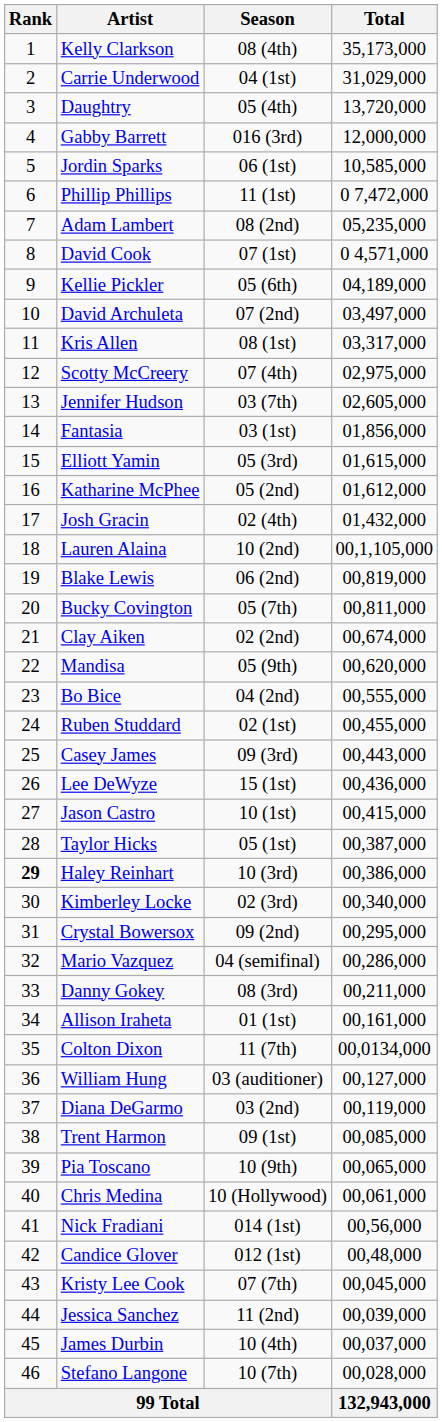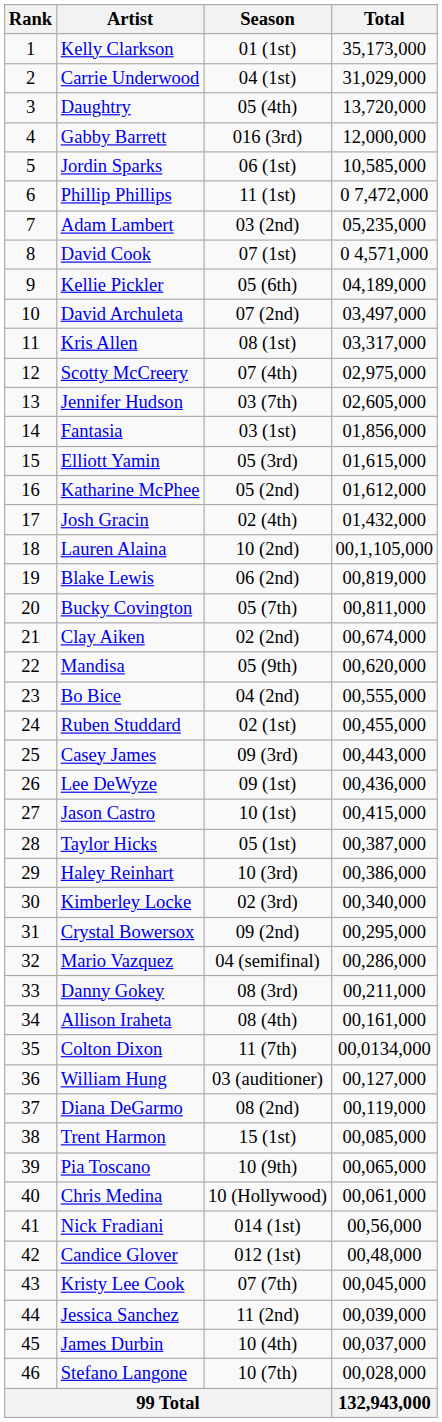(267, 48) 08 (4th) -> (267, 48) 01 (1st)
(267, 225) 08 (2nd) -> (267, 225) 03 (2nd)
(267, 784) 15 (1st) -> (267, 784) 09 (1st)
(31, 872) bold -> (31, 872) normal
(267, 1020) 01 (1st) -> (267, 1020) 08 (4th)
(267, 1108) 03 (2nd) -> (267, 1108) 08 (2nd)
(267, 1137) 09 (1st) -> (267, 1137) 15 (1st)
